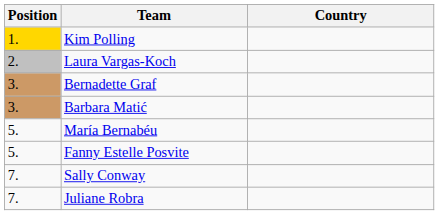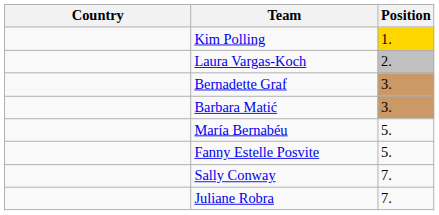columns swapped: (33, 15) <-> (341, 15)
